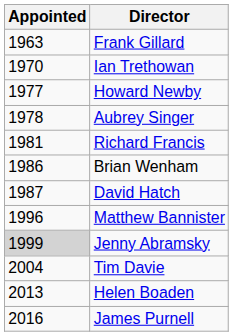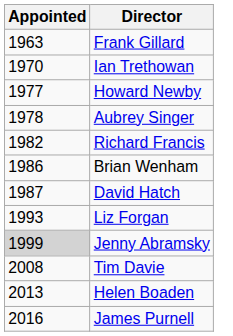(26, 142) 1981 -> (26, 142) 1982
+ row: (131, 218)
- row: (159, 218)
(26, 268) 2004 -> (26, 268) 2008
